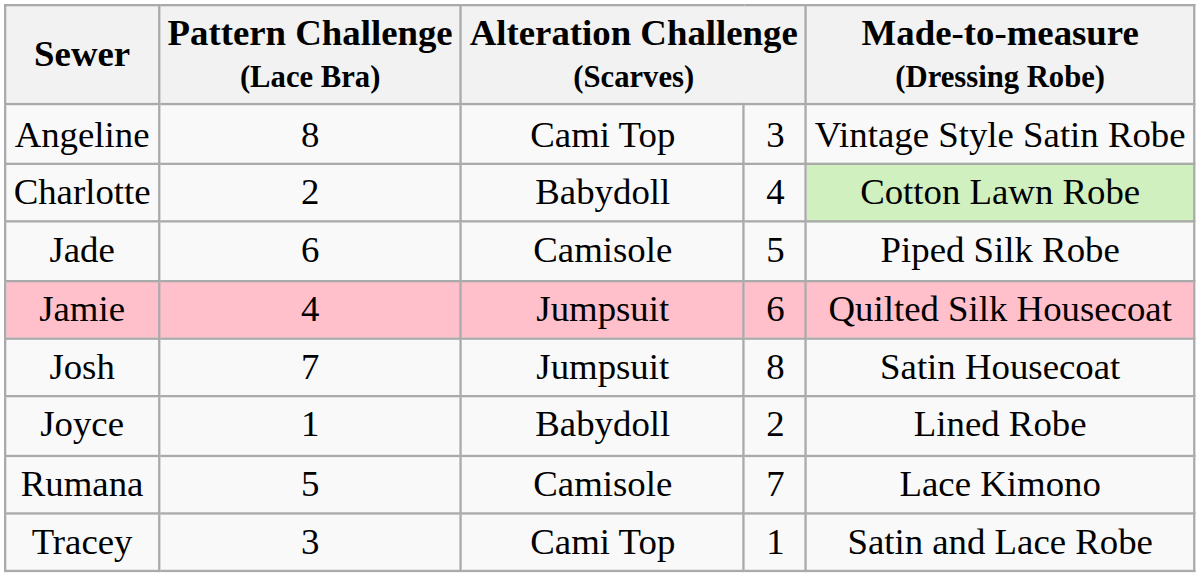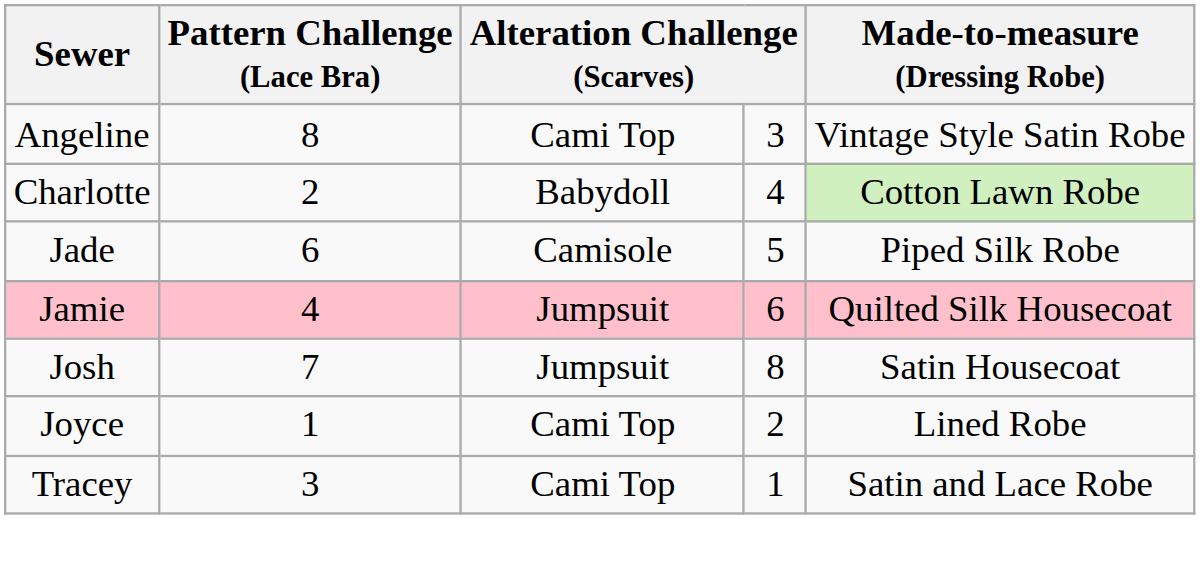(603, 425) Babydoll -> (603, 425) Cami Top
- row: (82, 483)
